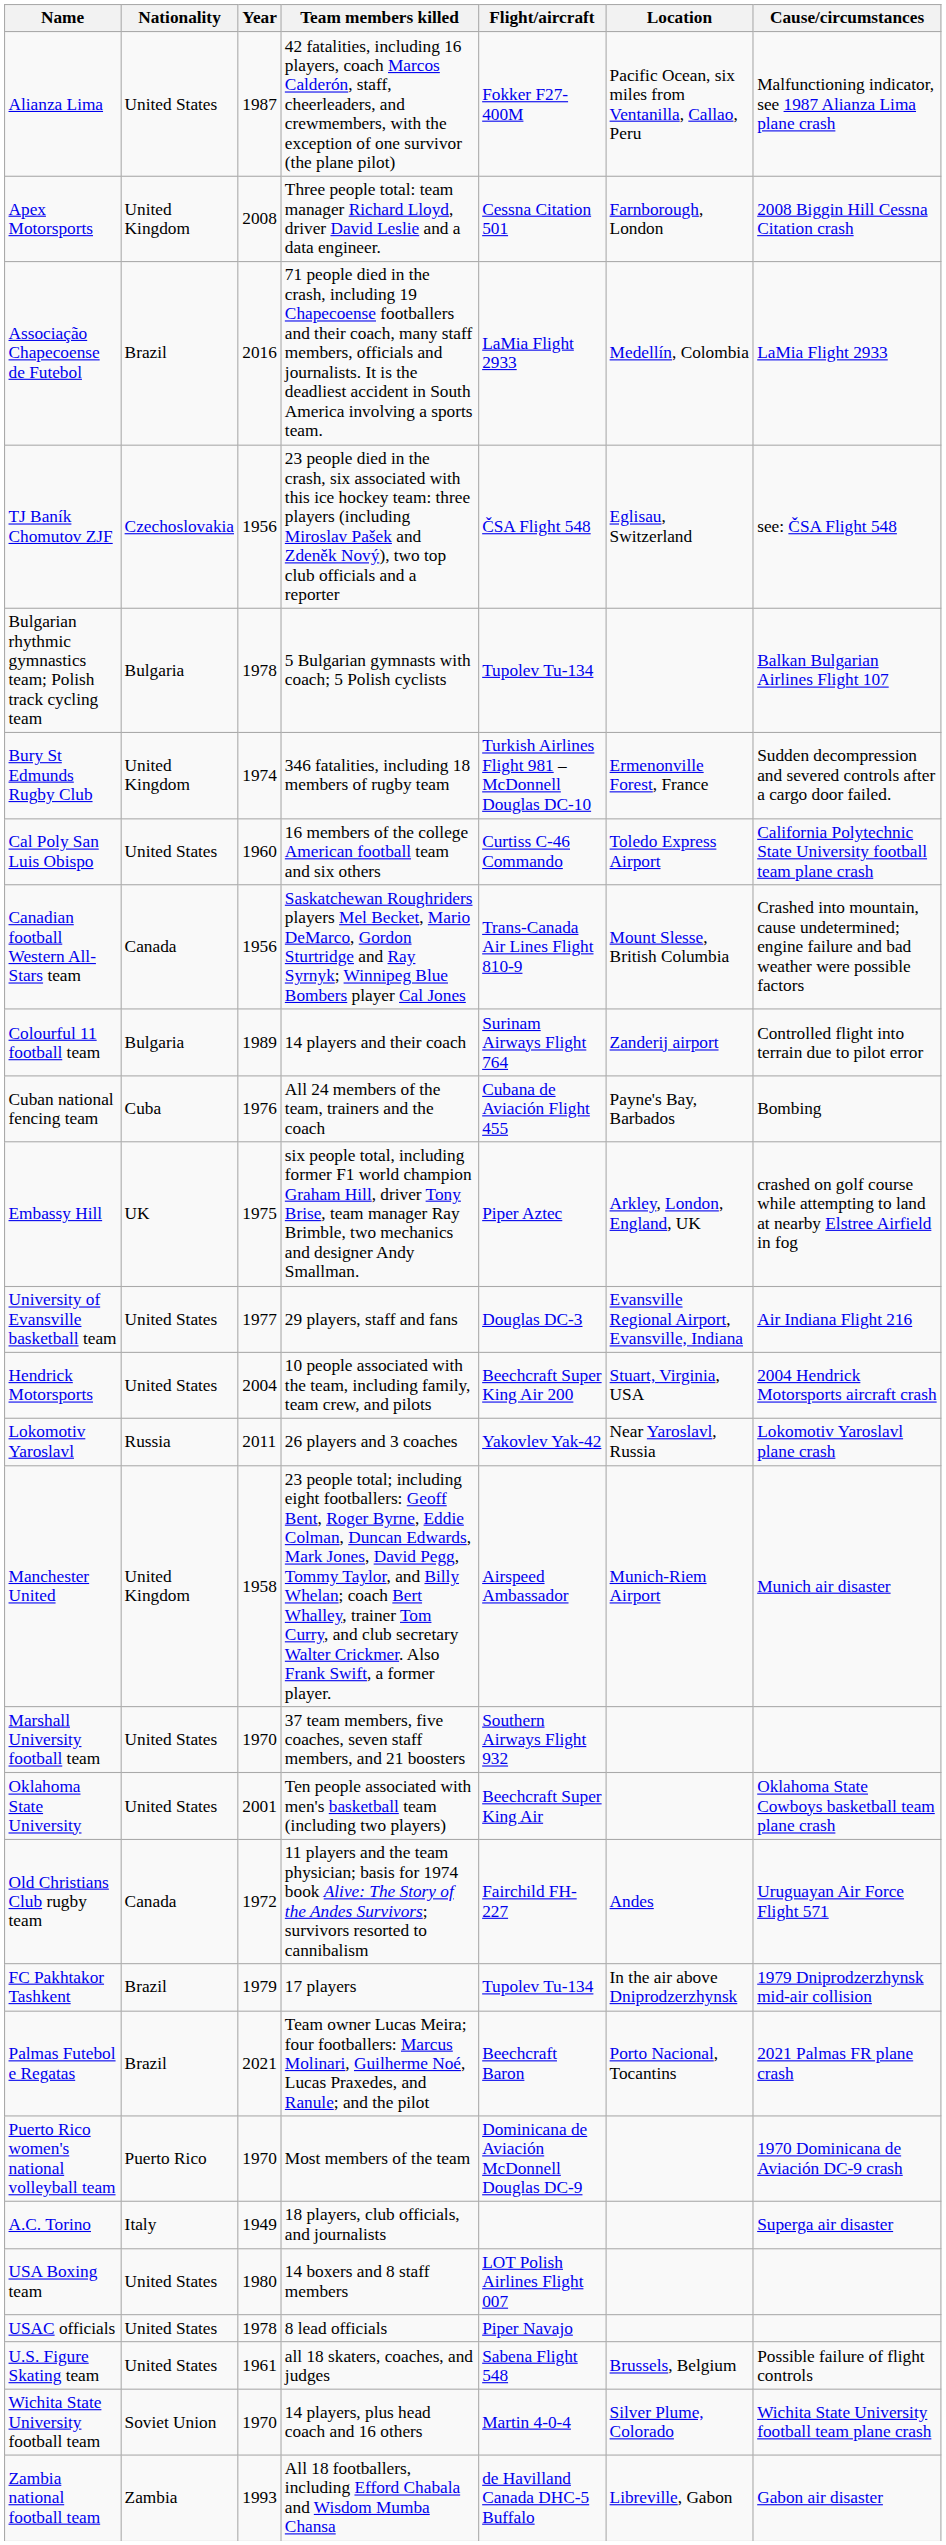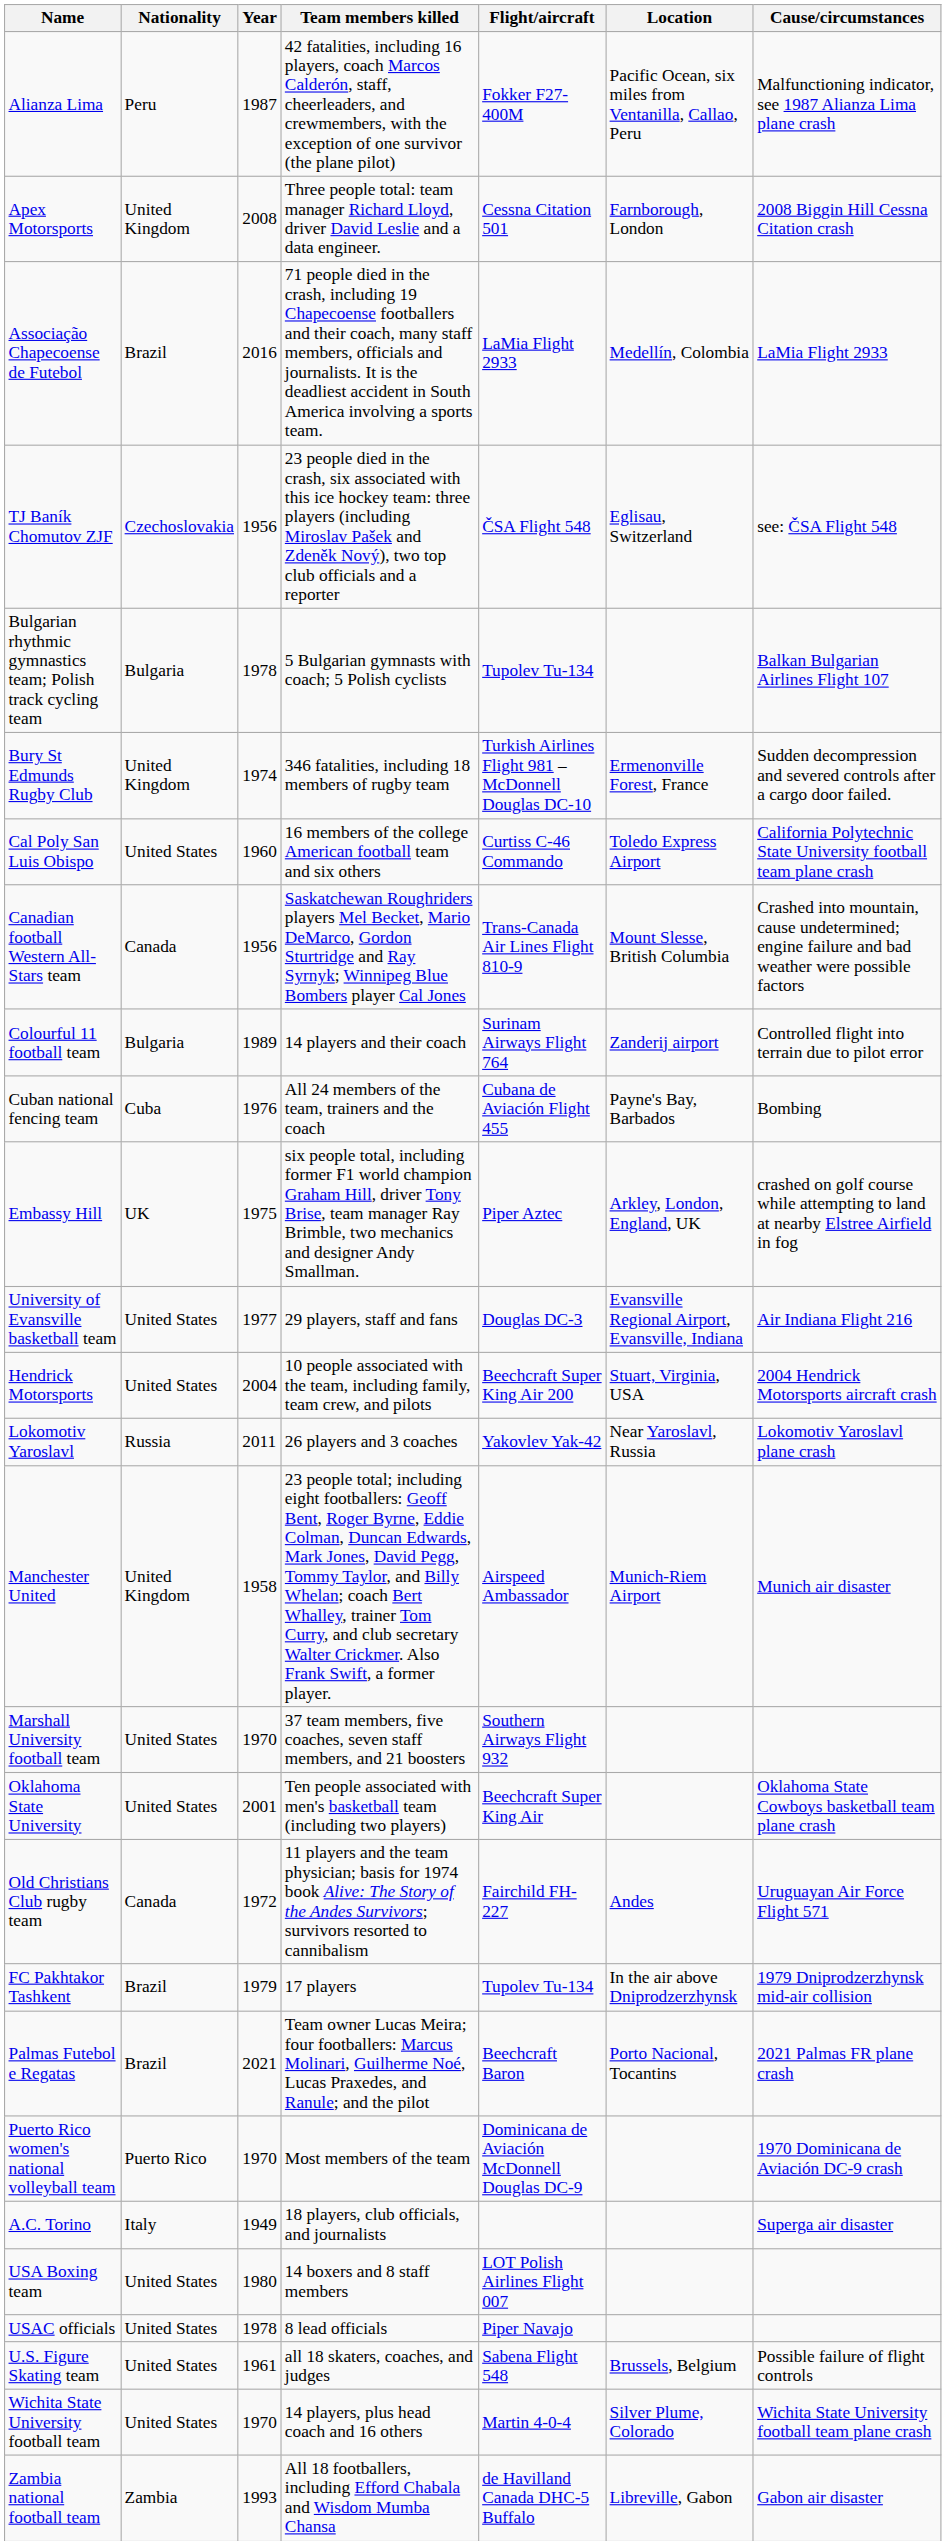(171, 103) United States -> (140, 103) Peru
(170, 2422) Soviet Union -> (171, 2422) United States
